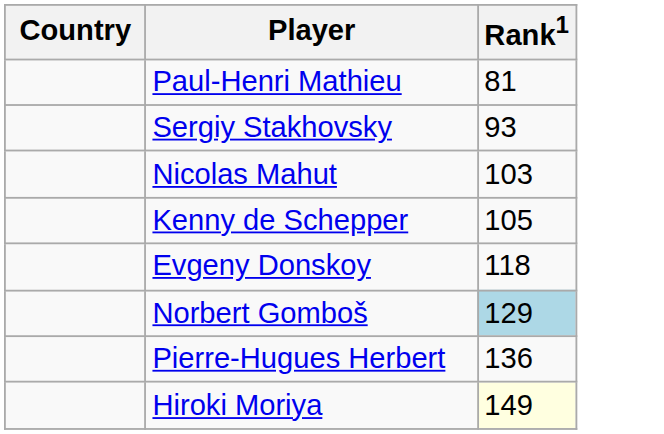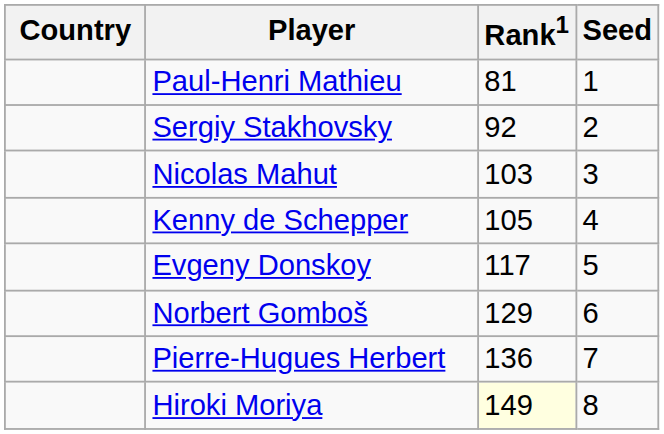+ column: (617, 31)
(501, 127) 93 -> (501, 127) 92
(508, 266) 118 -> (508, 266) 117
(509, 312) lightblue background -> (509, 312) no background
